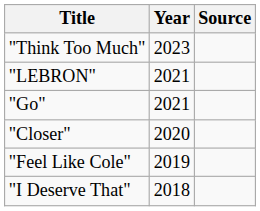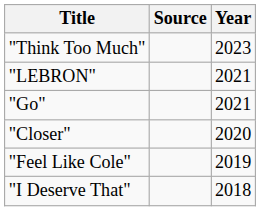columns swapped: (172, 18) <-> (225, 18)
